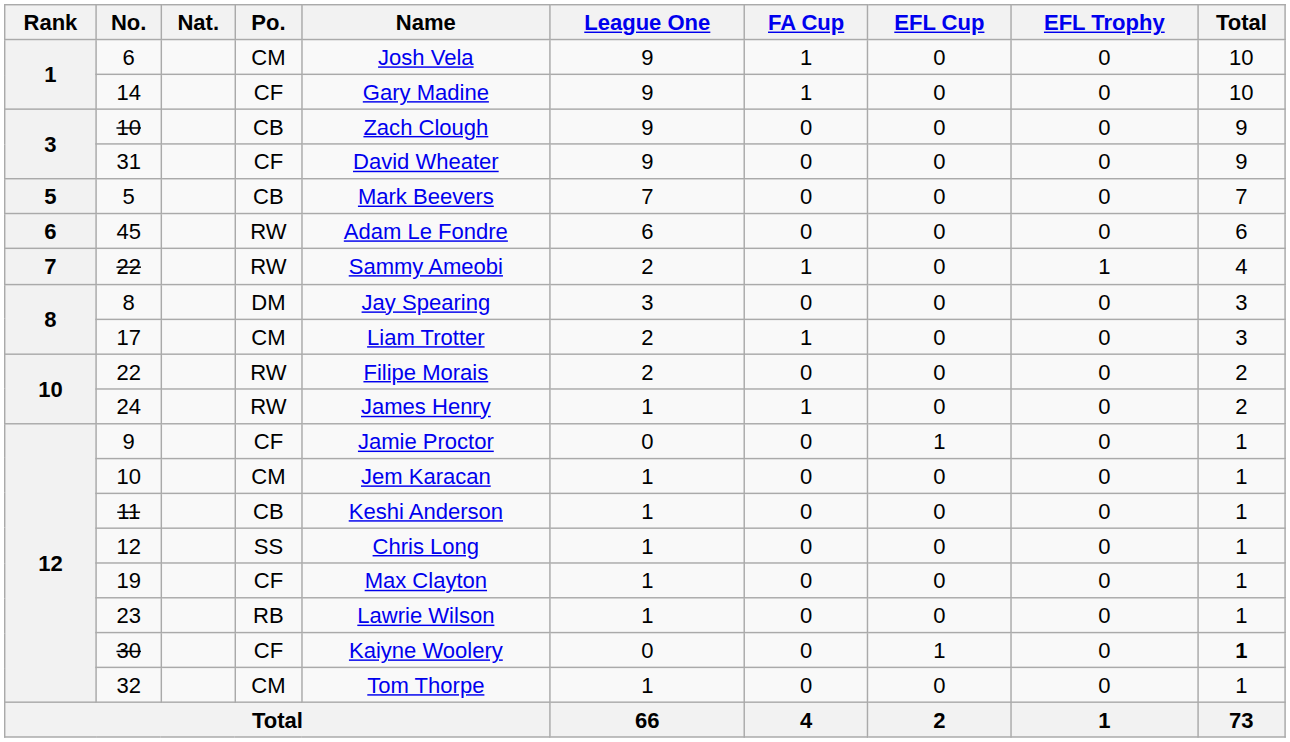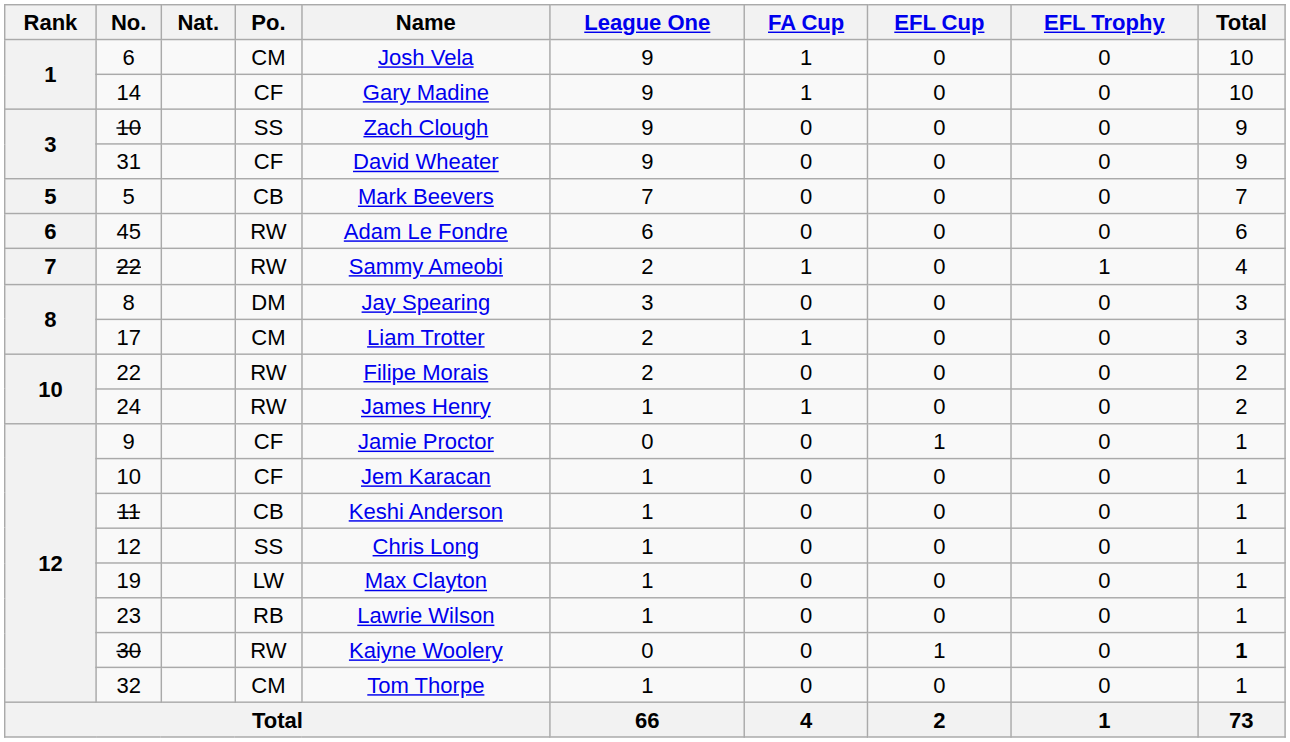(268, 127) CB -> (268, 127) SS
(268, 476) CM -> (268, 476) CF
(268, 581) CF -> (268, 581) LW
(268, 650) CF -> (268, 650) RW
